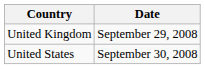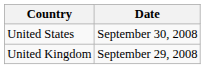rows swapped: (49, 34) <-> (41, 53)
